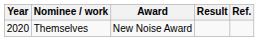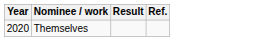- column: (153, 12)
